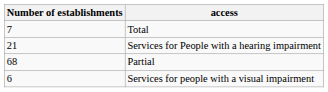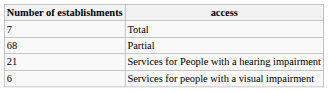rows swapped: (141, 62) <-> (224, 45)
